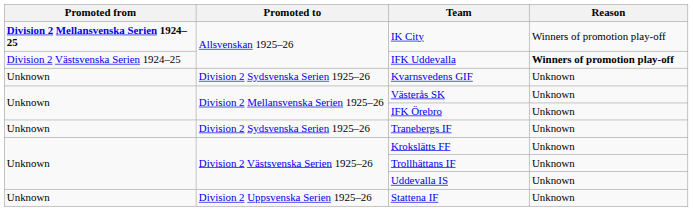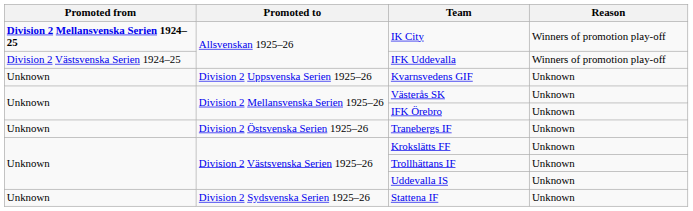(603, 59) bold -> (599, 59) normal
(284, 77) Division 2 Sydsvenska Serien 1925–26 -> (285, 77) Division 2 Uppsvenska Serien 1925–26
(284, 128) Division 2 Sydsvenska Serien 1925–26 -> (283, 128) Division 2 Östsvenska Serien 1925–26
(285, 197) Division 2 Uppsvenska Serien 1925–26 -> (284, 197) Division 2 Sydsvenska Serien 1925–26
